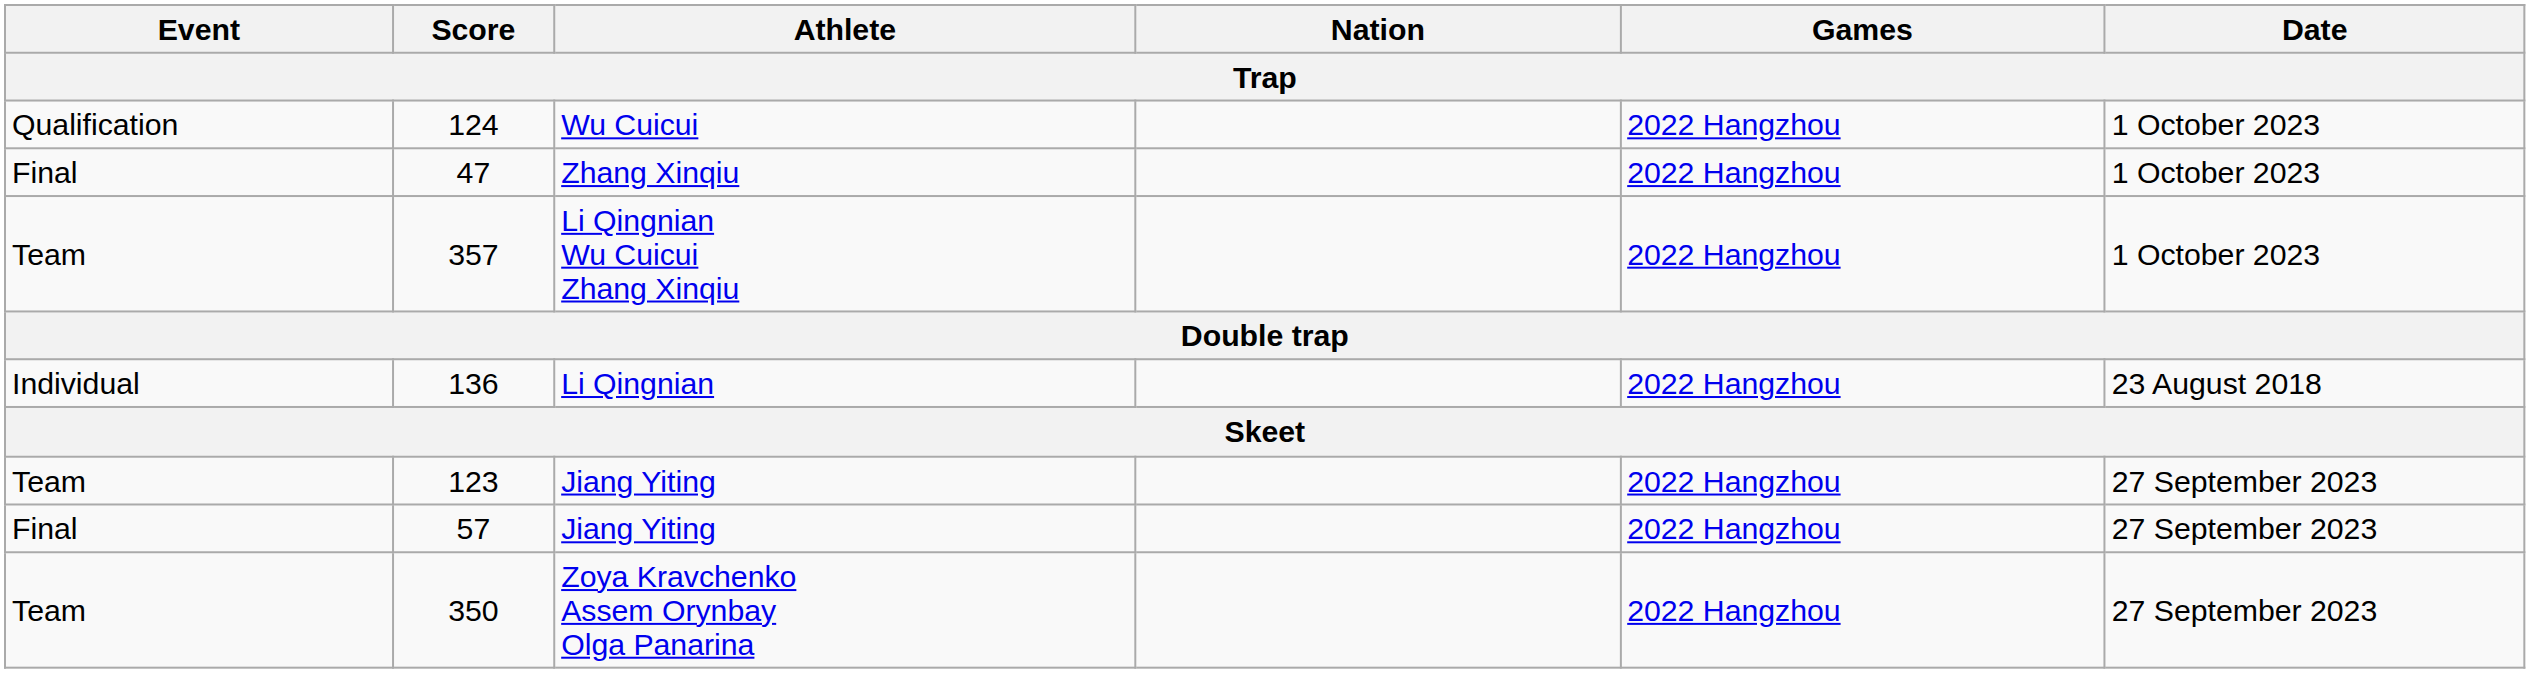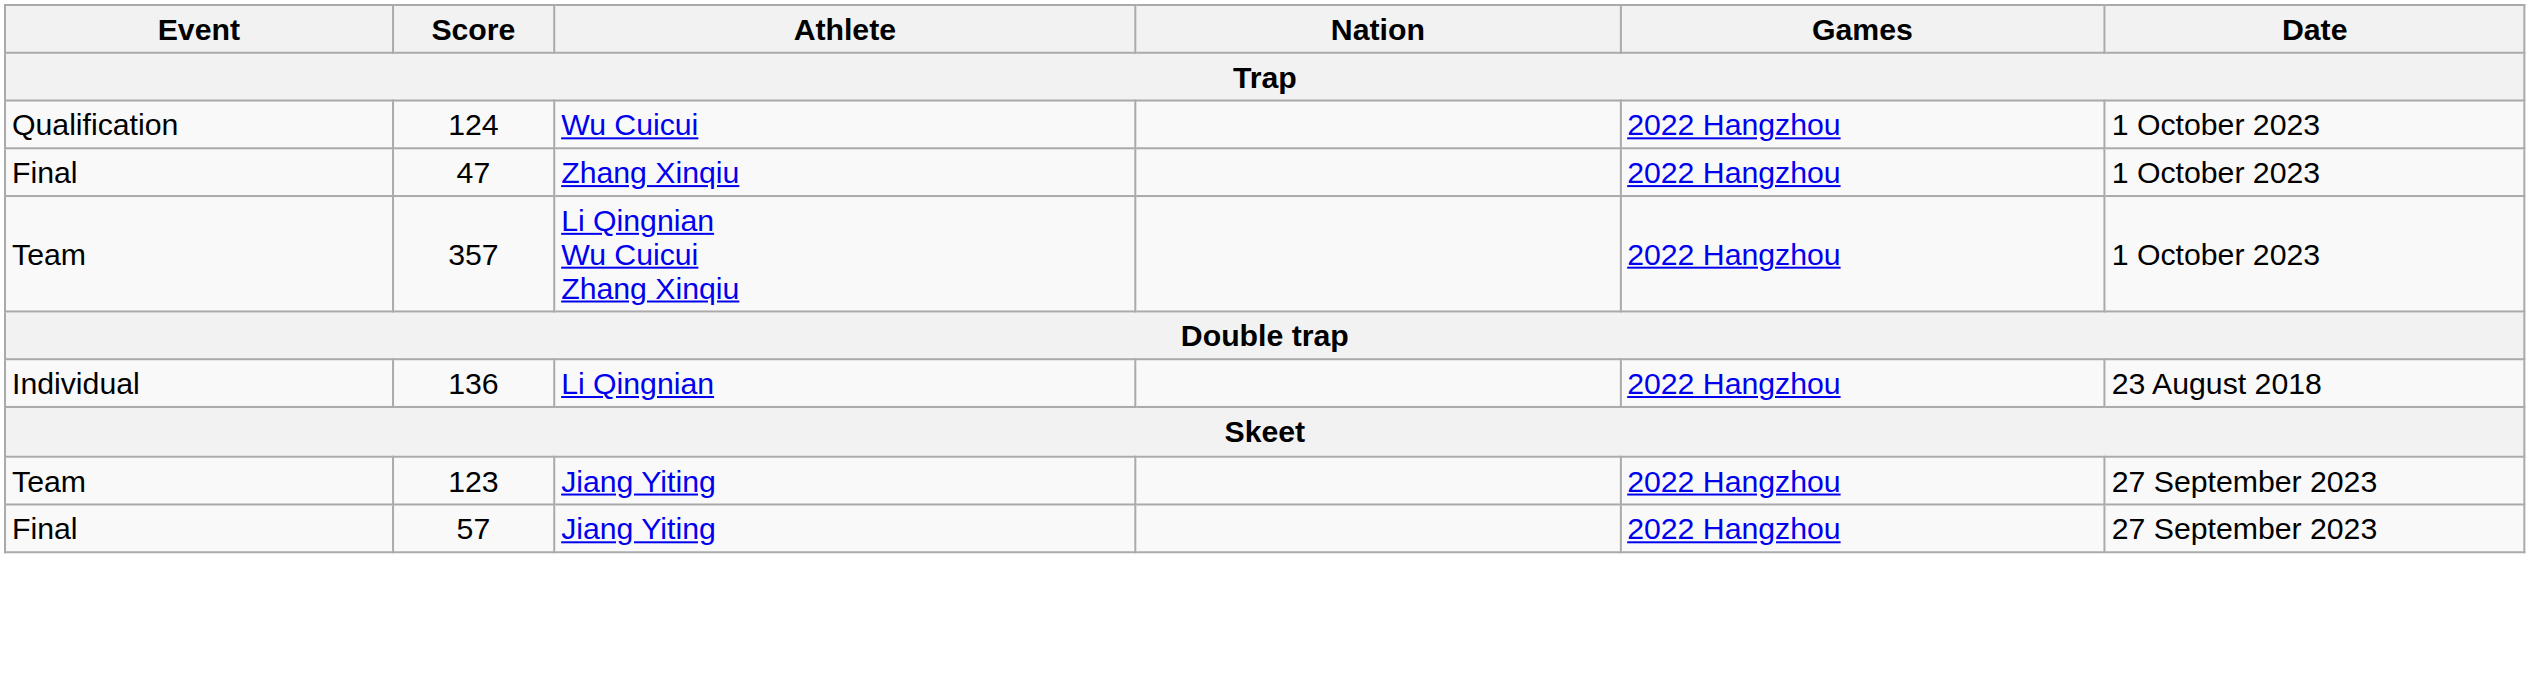- row: (473, 609)
